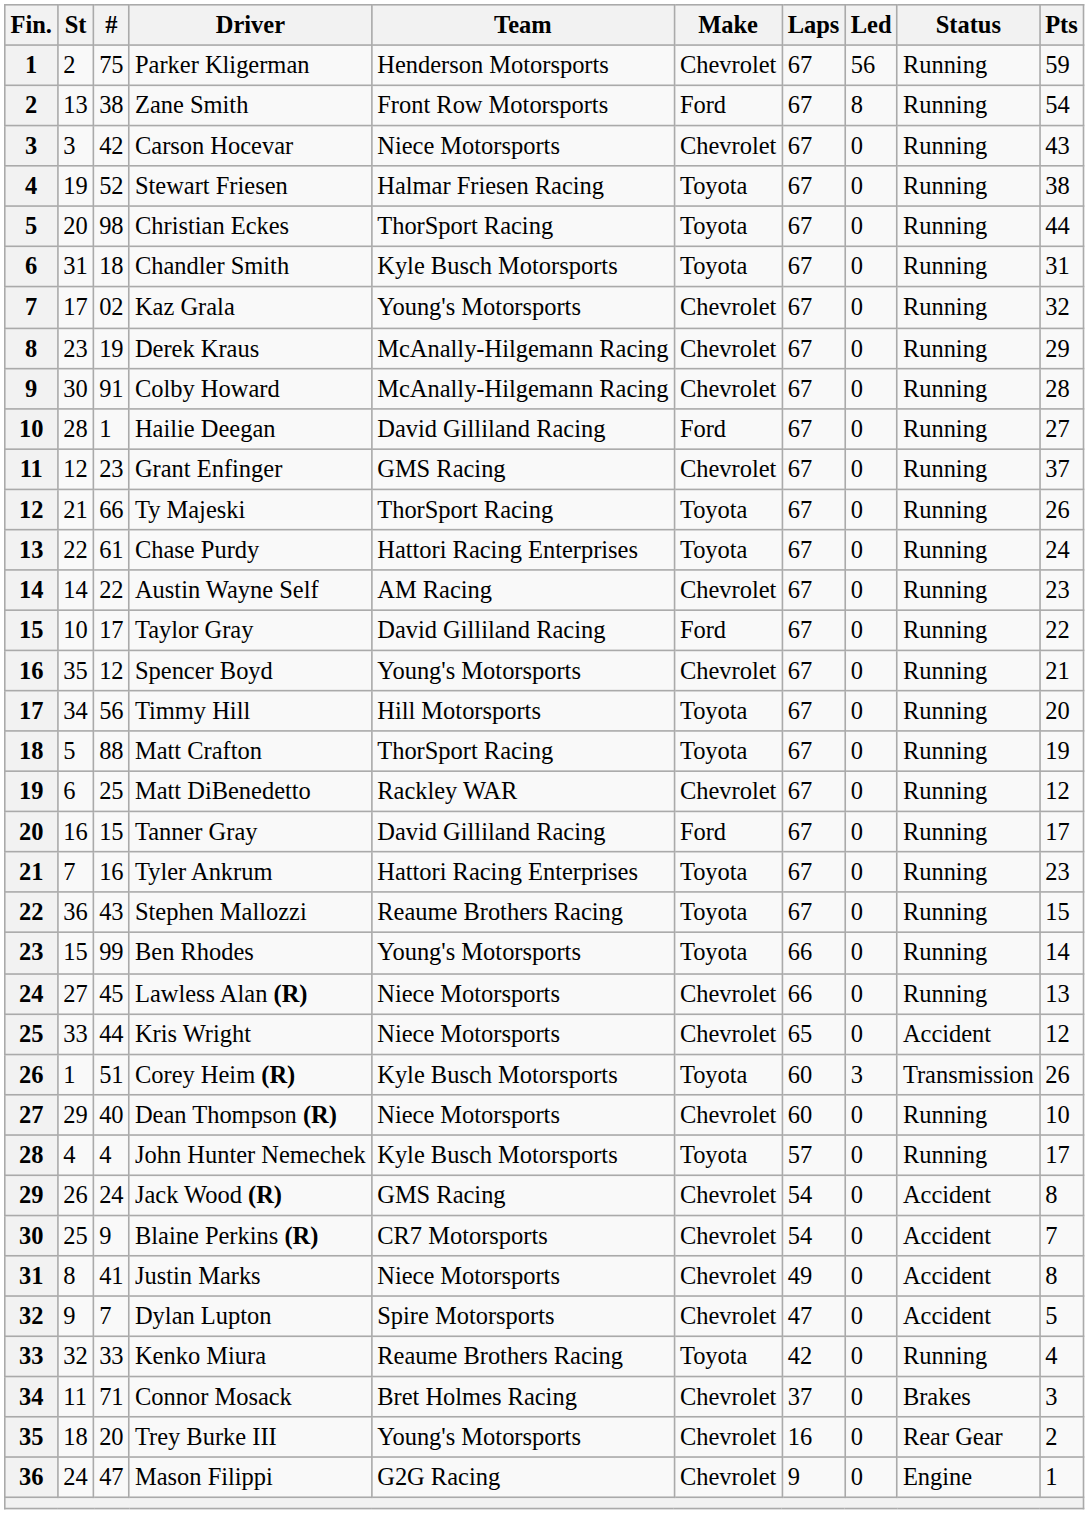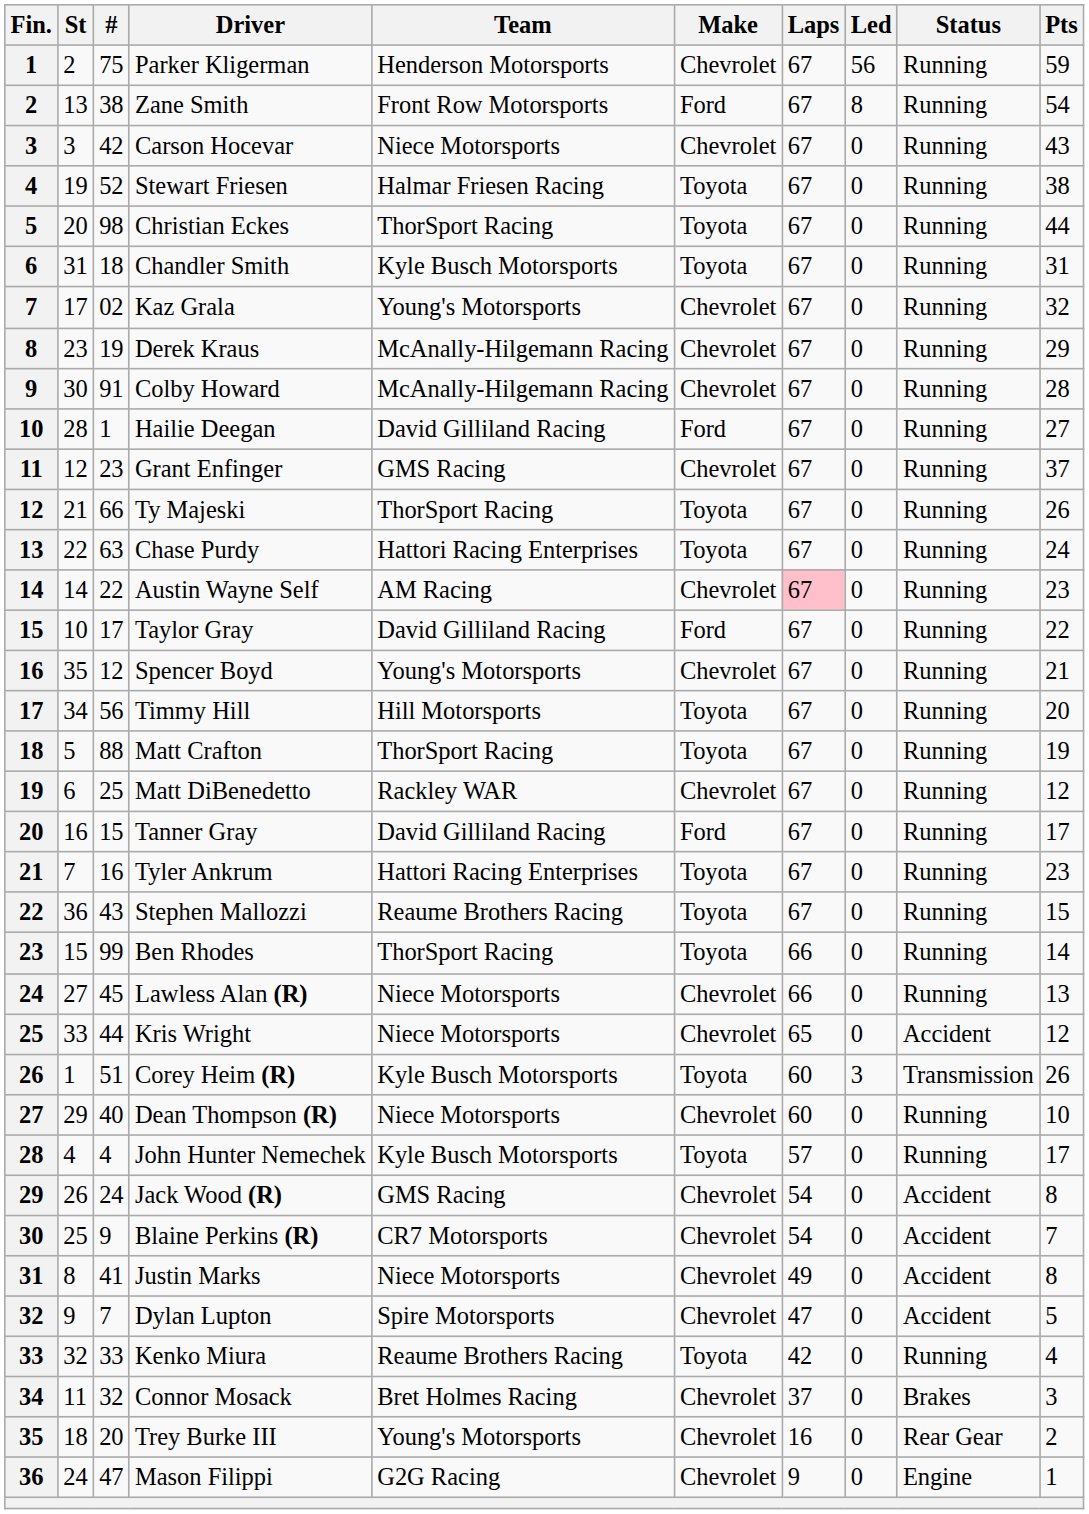(111, 549) 61 -> (111, 549) 63
(800, 589) no background -> (800, 589) pink background
(479, 952) Young's Motorsports -> (465, 952) ThorSport Racing
(111, 1396) 71 -> (111, 1396) 32
